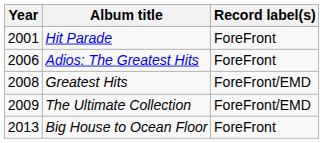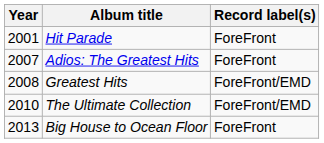(23, 60) 2006 -> (23, 60) 2007
(23, 104) 2009 -> (23, 104) 2010
